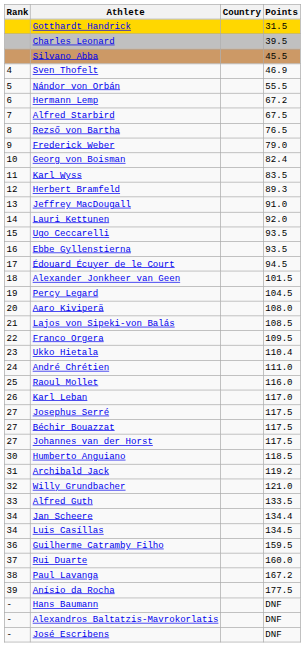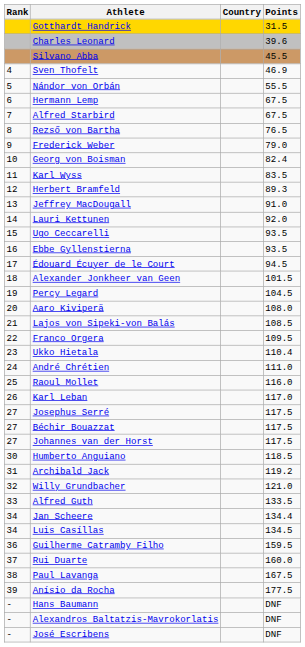(276, 41) 39.5 -> (276, 41) 39.6
(276, 101) 67.2 -> (276, 101) 67.5
(279, 575) 167.2 -> (279, 575) 167.5
